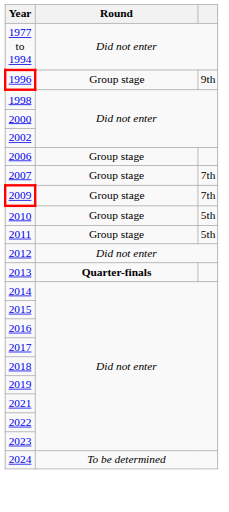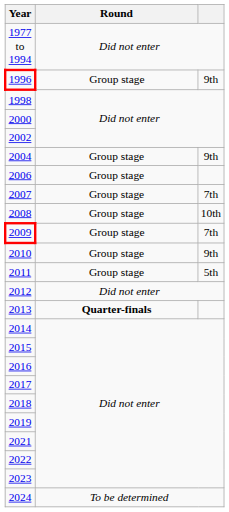+ row: (20, 156)
+ row: (20, 213)
(208, 215) 5th -> (211, 253) 9th
